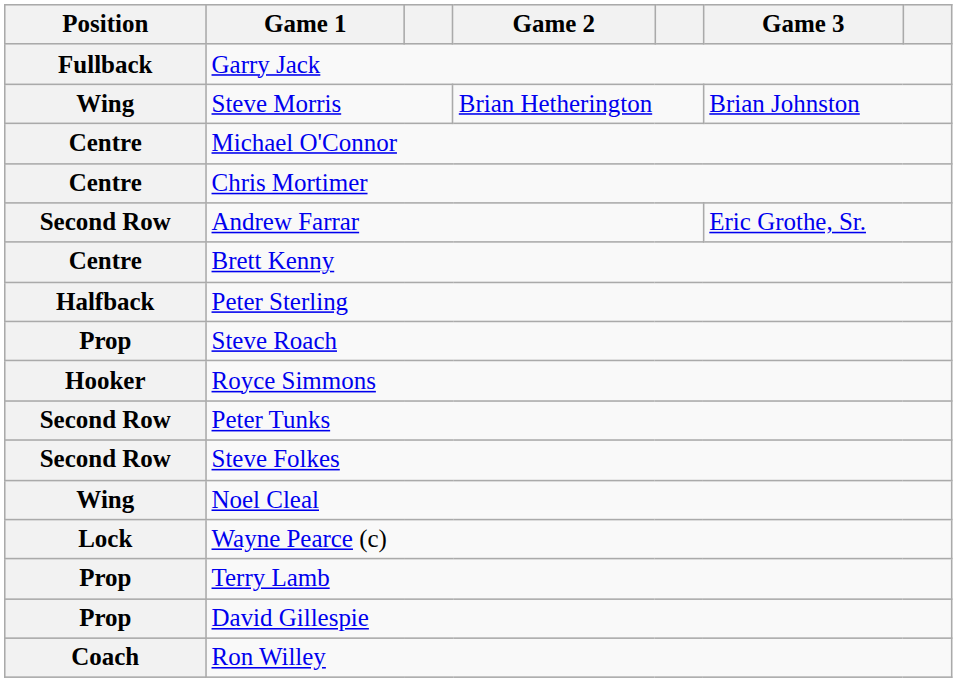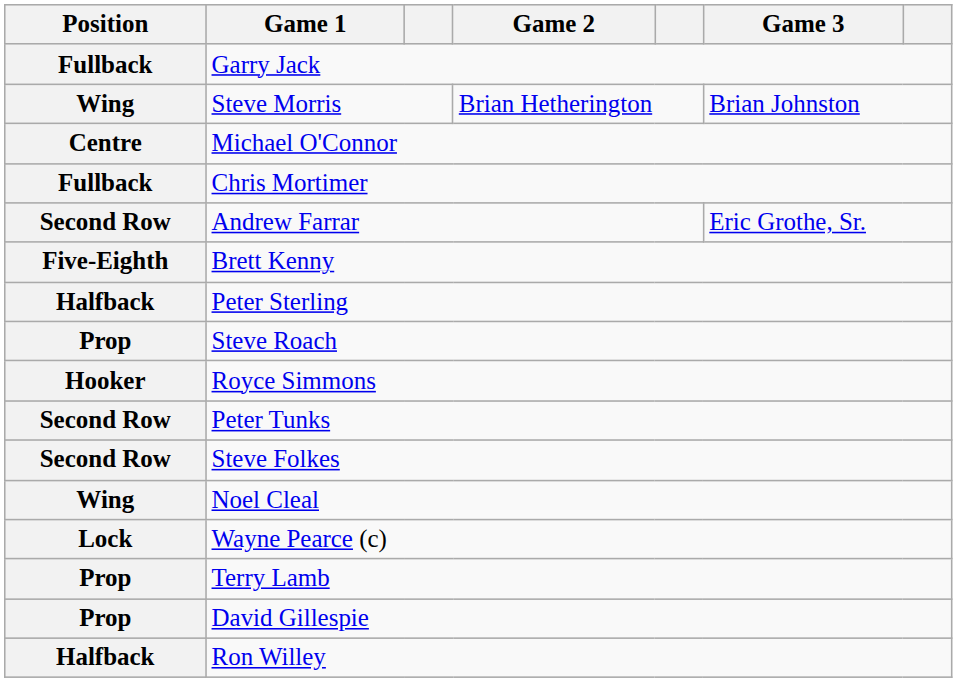(105, 182) Centre -> (105, 182) Fullback
(105, 261) Centre -> (105, 261) Five-Eighth
(105, 657) Coach -> (105, 657) Halfback
